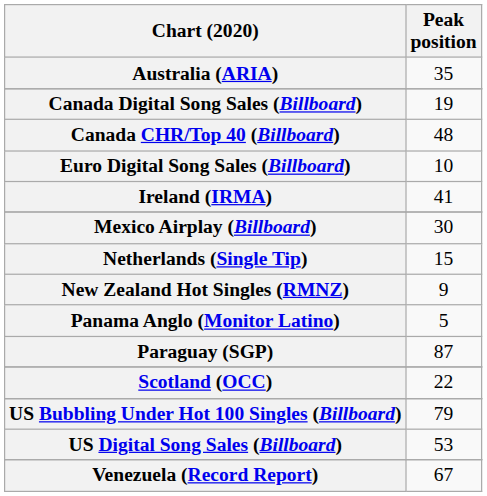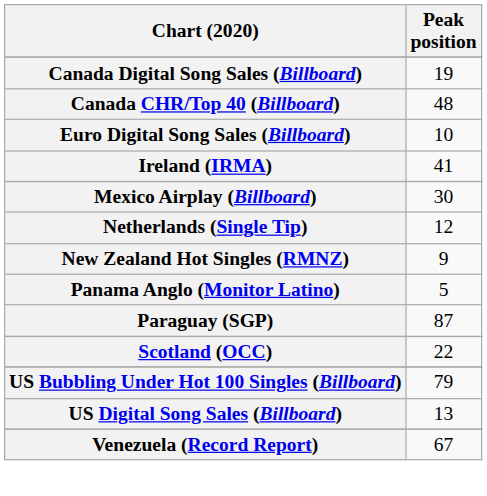- row: (205, 72)
(444, 258) 15 -> (444, 227) 12
(444, 444) 53 -> (444, 413) 13
